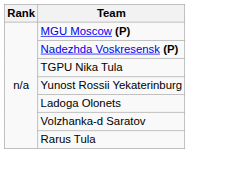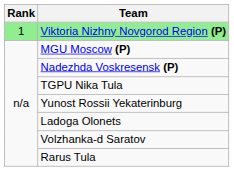+ row: (133, 31)
